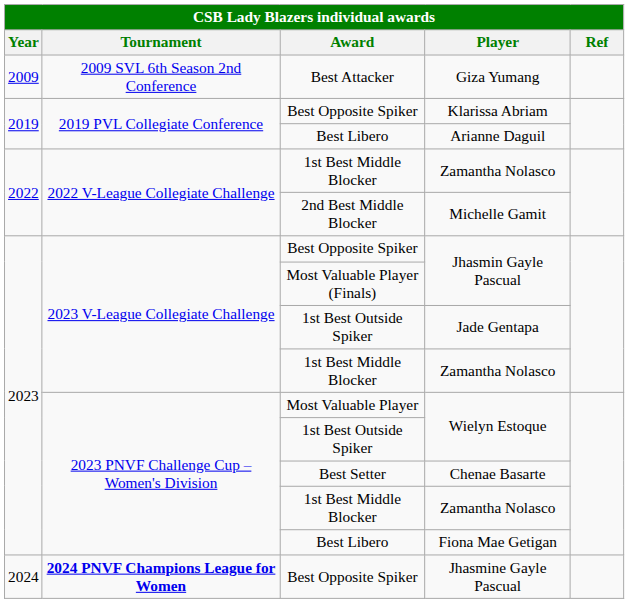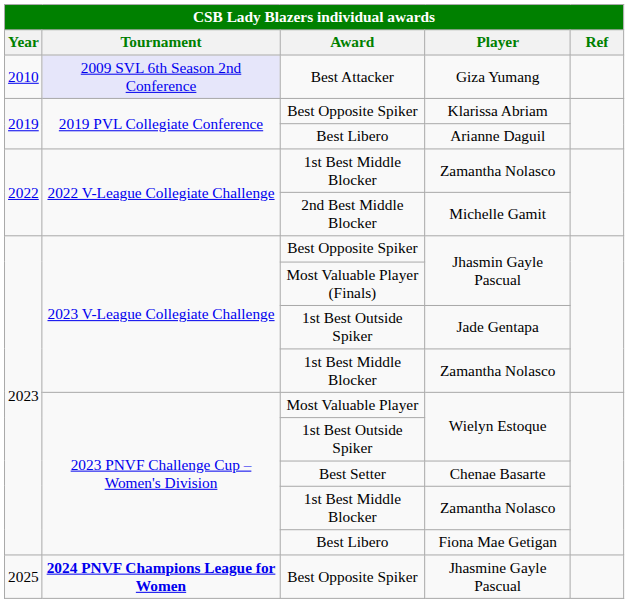(23, 77) 2009 -> (23, 77) 2010
(161, 77) no background -> (161, 77) lavender background
(23, 576) 2024 -> (23, 576) 2025
